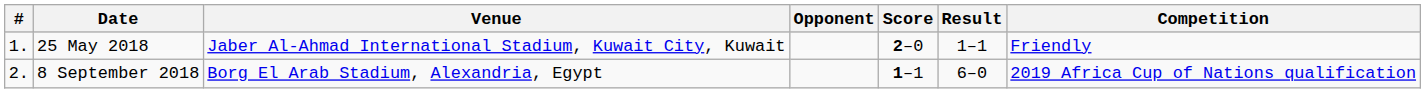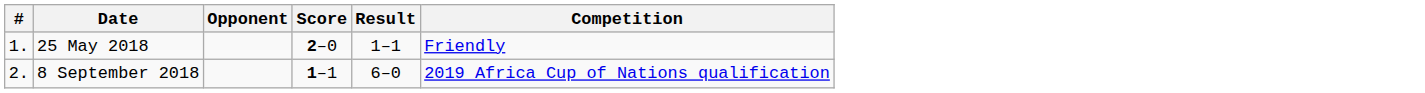- column: (496, 18)
